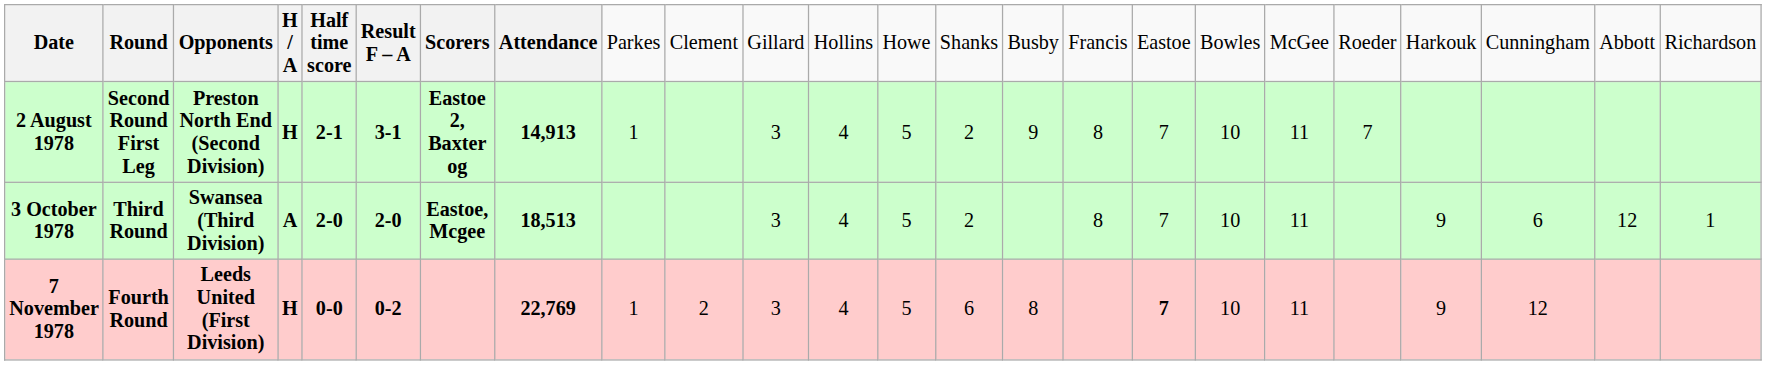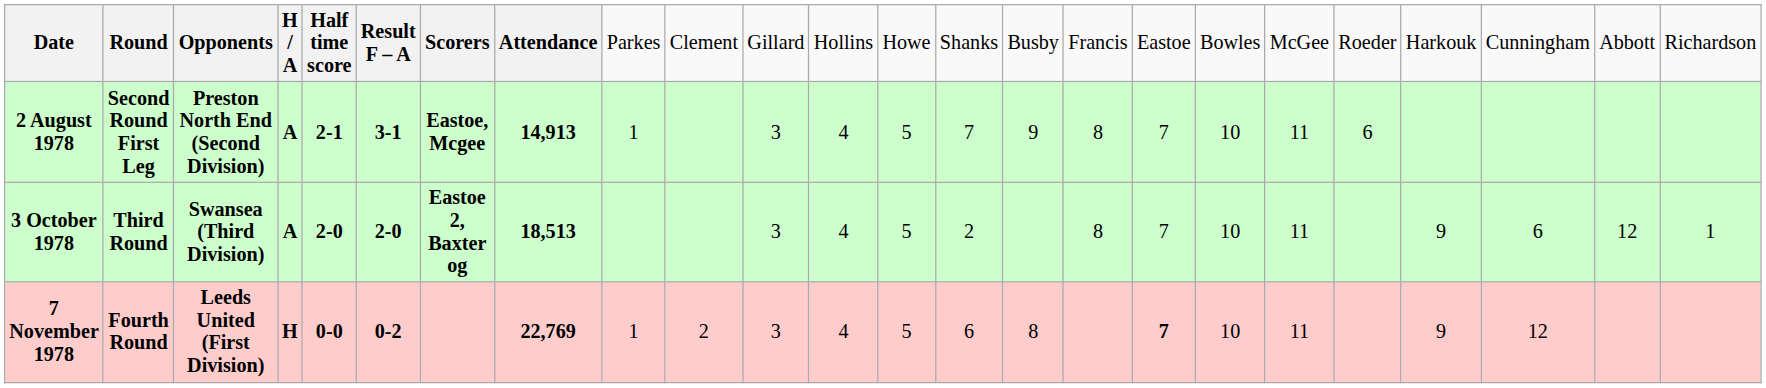(290, 131) H -> (290, 131) A
(457, 131) Eastoe 2, Baxter og -> (457, 131) Eastoe, Mcgee
(969, 131) 2 -> (969, 131) 7
(1367, 131) 7 -> (1367, 131) 6
(457, 220) Eastoe, Mcgee -> (457, 231) Eastoe 2, Baxter og
